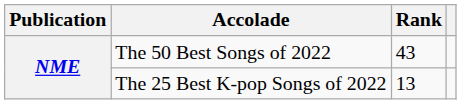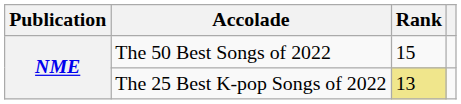(406, 51) 43 -> (406, 51) 15
(406, 83) no background -> (406, 83) khaki background
